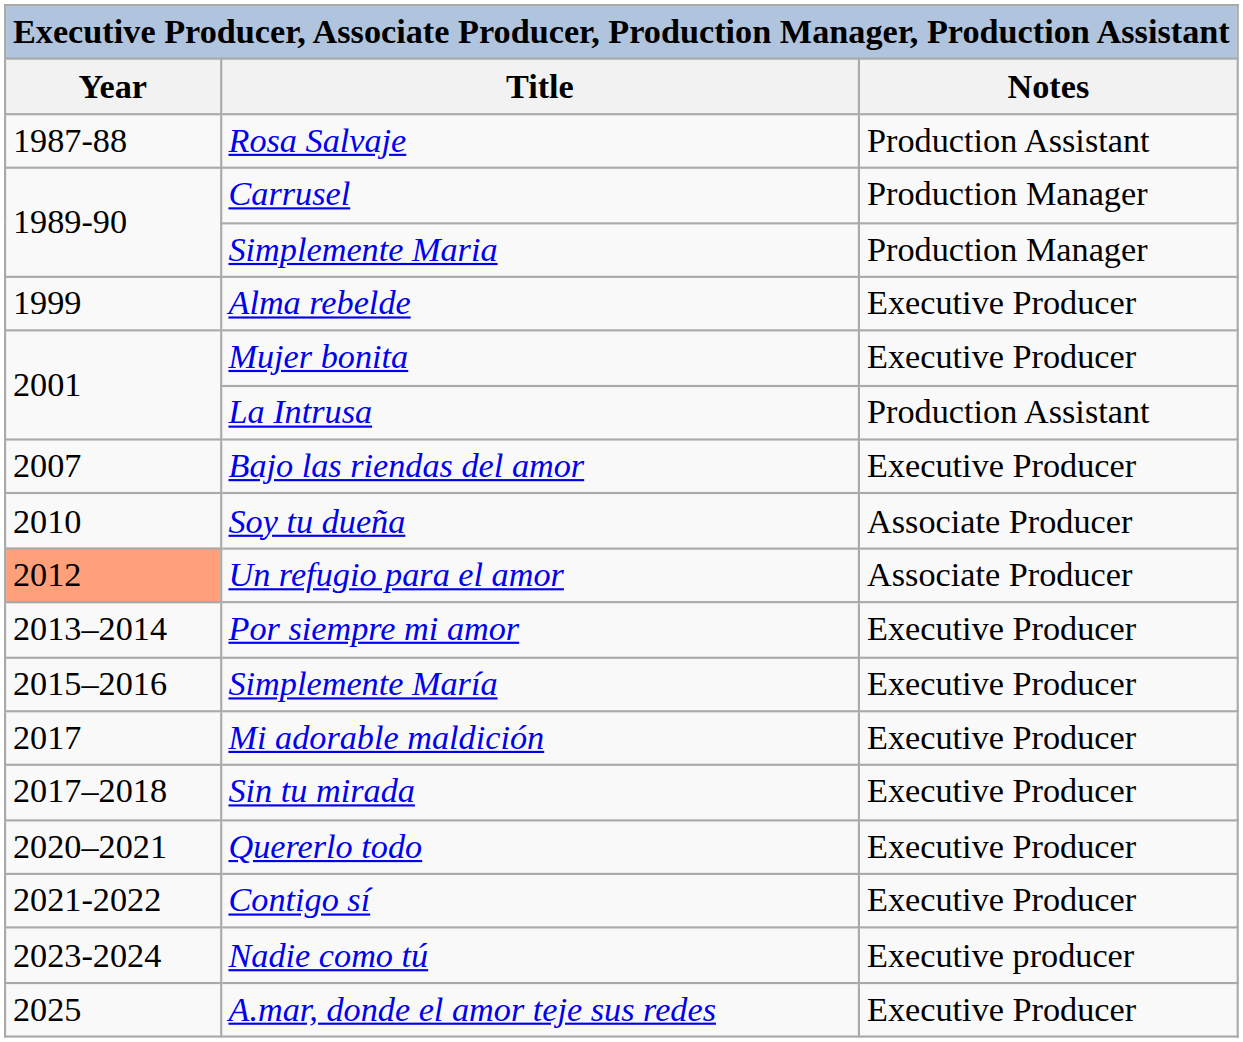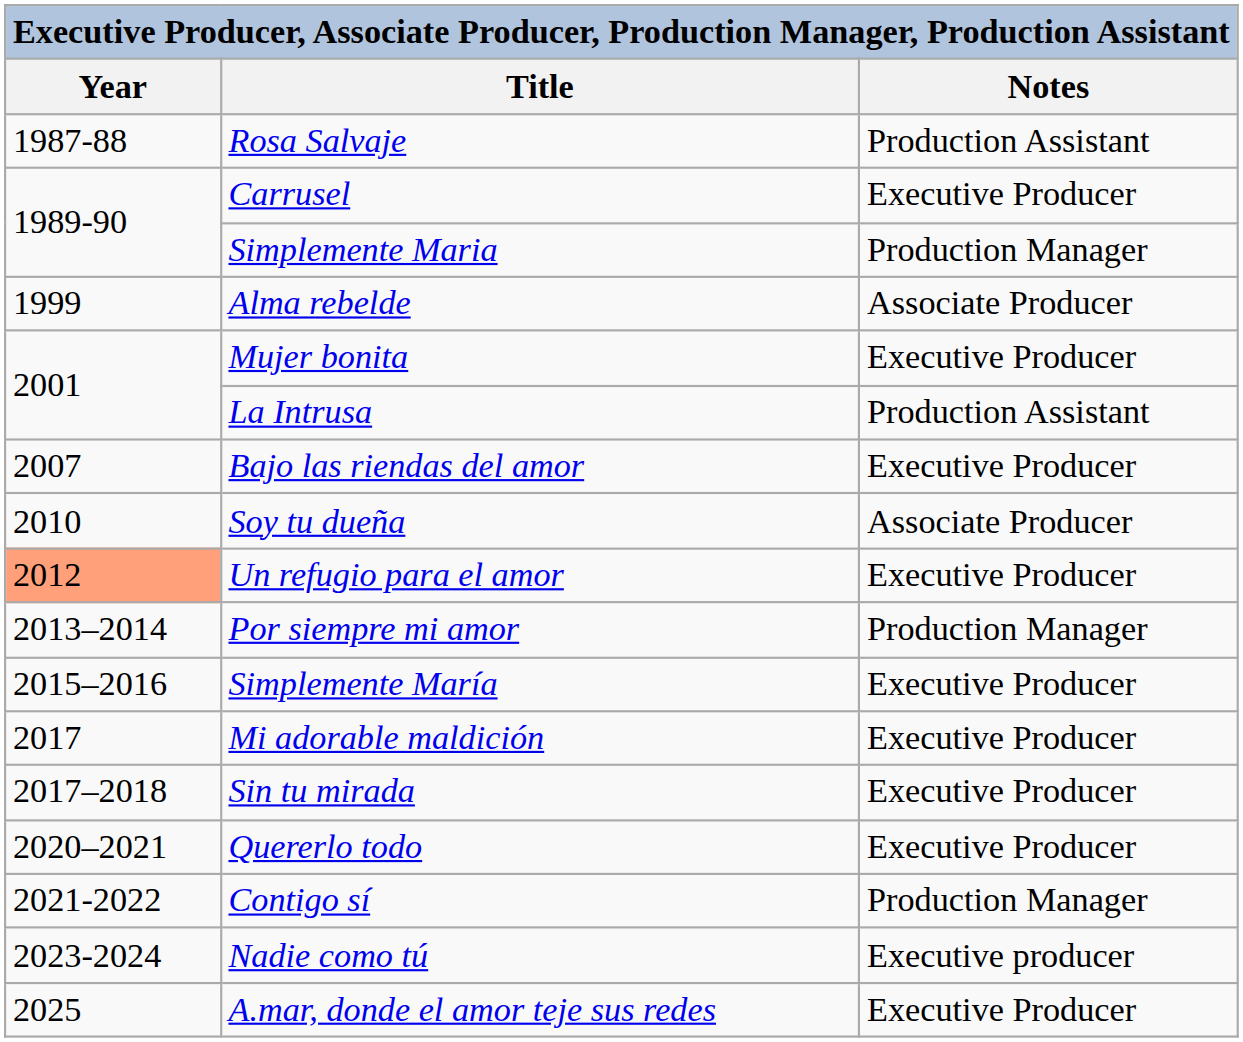(1007, 194) Production Manager -> (1002, 194) Executive Producer
(1002, 303) Executive Producer -> (1000, 303) Associate Producer
(1000, 574) Associate Producer -> (1002, 574) Executive Producer
(1002, 628) Executive Producer -> (1007, 628) Production Manager
(1002, 900) Executive Producer -> (1007, 900) Production Manager
